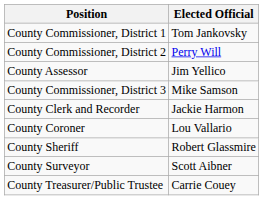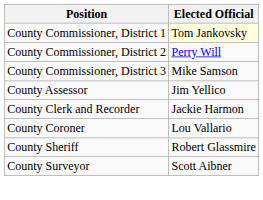(209, 33) no background -> (209, 33) lightyellow background
rows swapped: (87, 90) <-> (47, 71)
- row: (85, 185)
